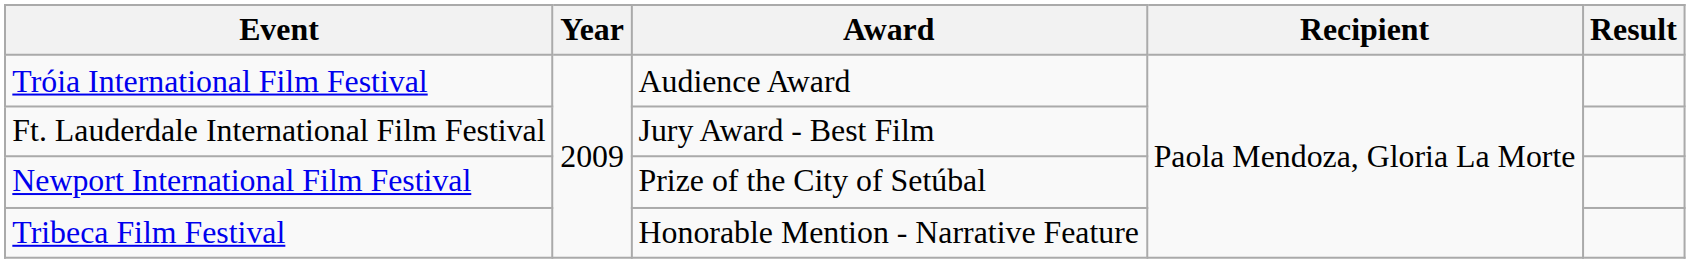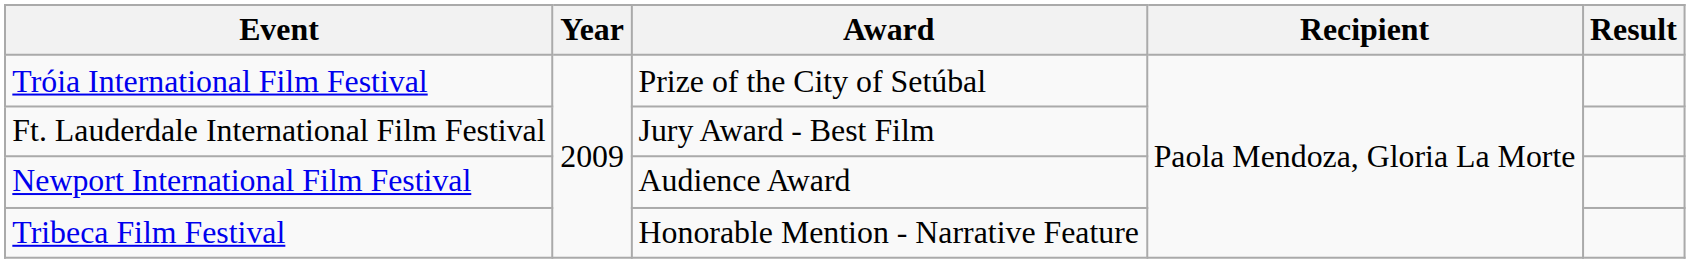(745, 80) Audience Award -> (812, 80) Prize of the City of Setúbal
(812, 181) Prize of the City of Setúbal -> (745, 181) Audience Award
